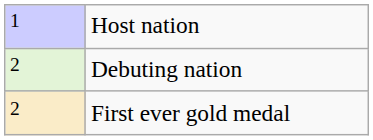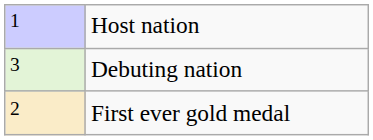(15, 64) 2 -> (15, 64) 3
